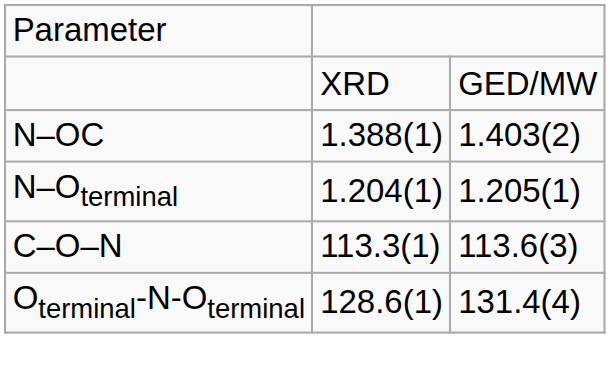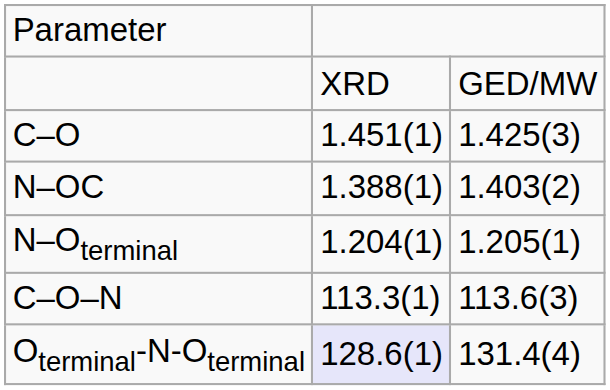+ row: (47, 135)
(382, 301) no background -> (382, 354) lavender background
